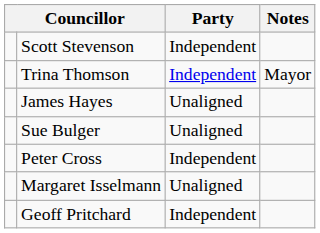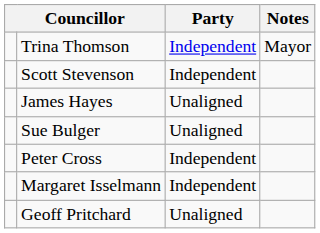rows swapped: (75, 74) <-> (78, 46)
(206, 185) Unaligned -> (213, 185) Independent
(213, 213) Independent -> (206, 213) Unaligned
